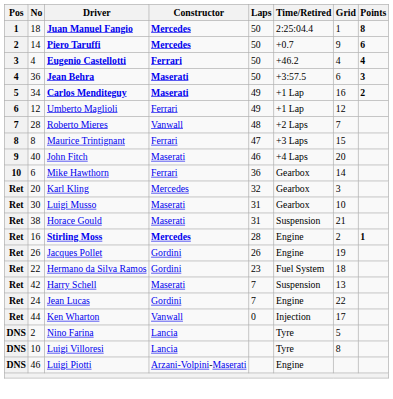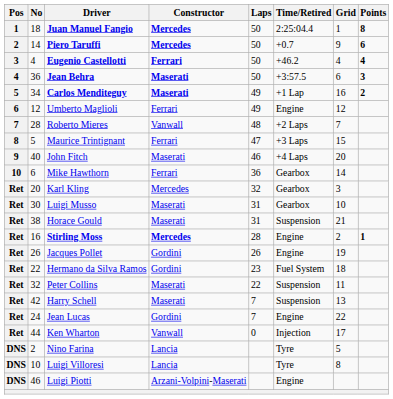(290, 108) +1 Lap -> (290, 108) Engine
(33, 141) 8 -> (33, 141) 5
+ row: (72, 285)
